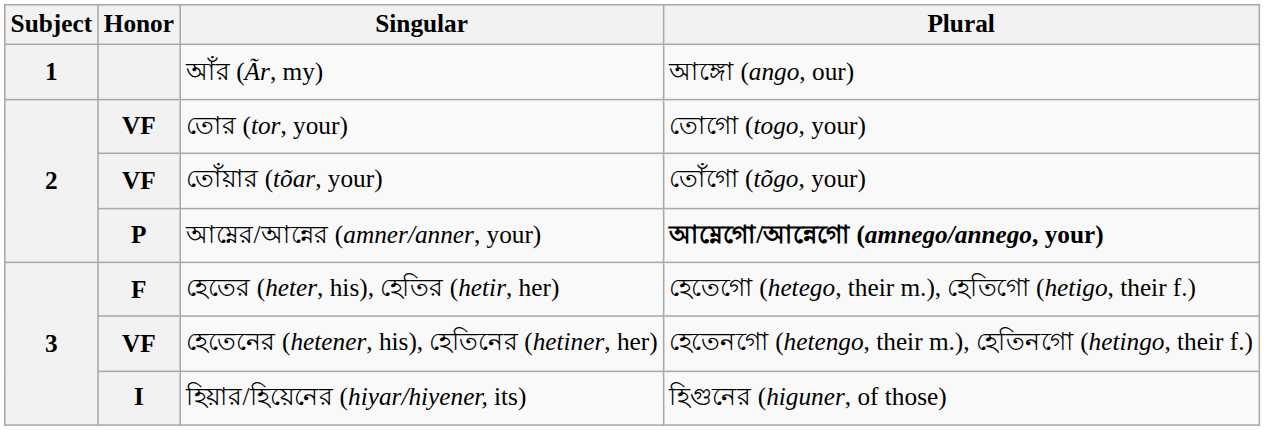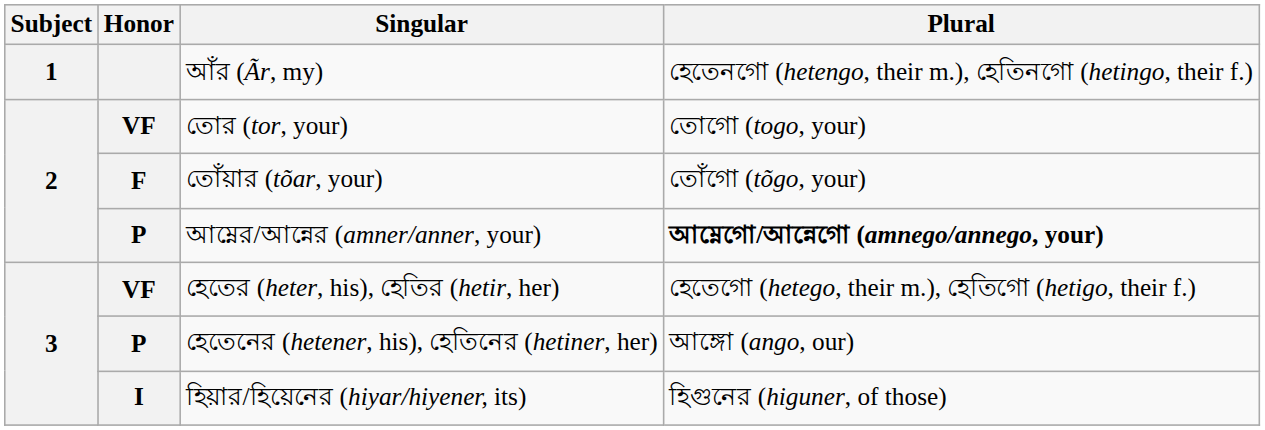(762, 70) আঙ্গো (ango, our) -> (961, 70) হেতেনগো (hetengo, their m.), হেতিনগো (hetingo, their f.)
(139, 180) VF -> (139, 180) F
(139, 288) F -> (139, 288) VF
(139, 343) VF -> (139, 343) P
(961, 342) হেতেনগো (hetengo, their m.), হেতিনগো (hetingo, their f.) -> (762, 342) আঙ্গো (ango, our)
